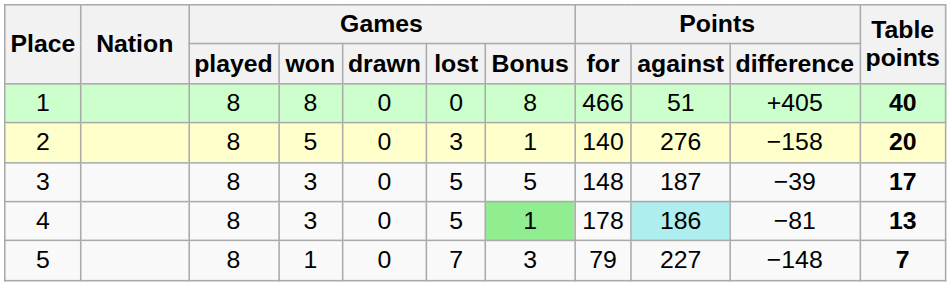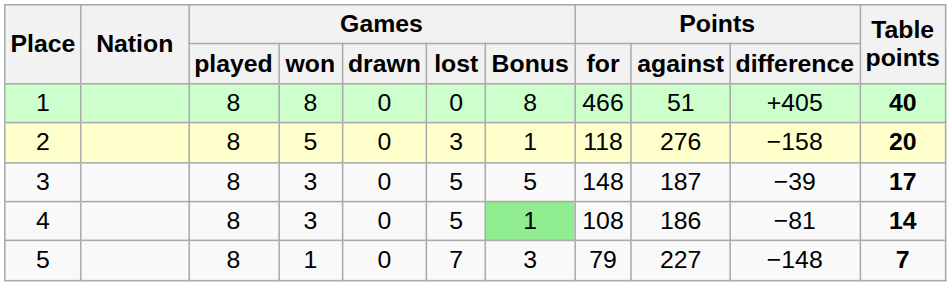(603, 142) 140 -> (603, 142) 118
(603, 220) 178 -> (603, 220) 108
(681, 220) paleturquoise background -> (681, 220) no background
(903, 220) 13 -> (903, 220) 14
